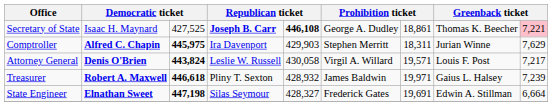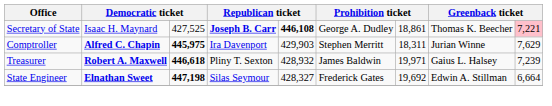- row: (42, 61)
(417, 93) 19,691 -> (412, 77) 19,692
